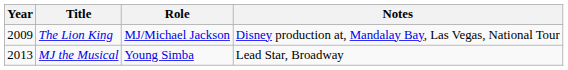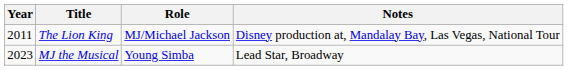(20, 34) 2009 -> (20, 34) 2011
(20, 55) 2013 -> (20, 55) 2023
